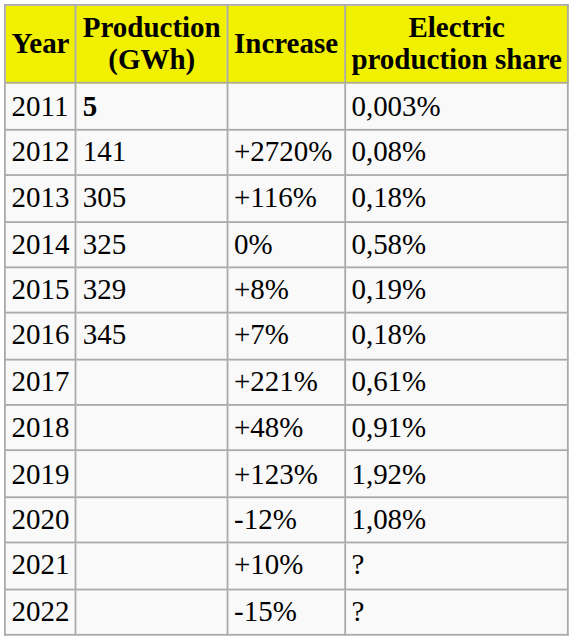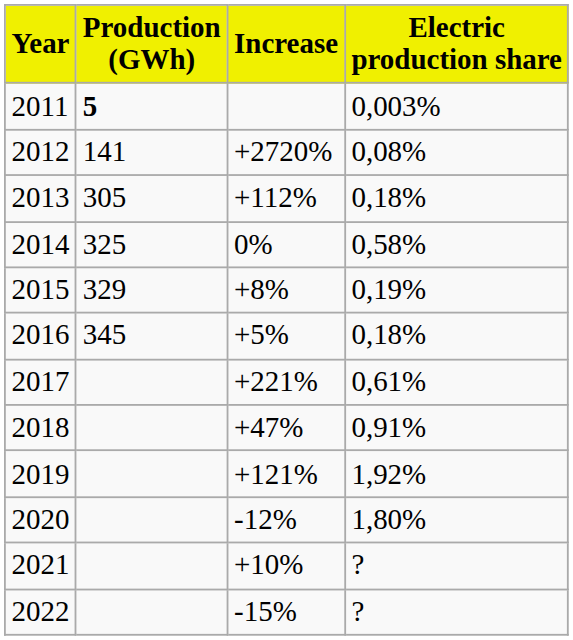(275, 197) +116% -> (275, 197) +112%
(262, 335) +7% -> (262, 335) +5%
(269, 427) +48% -> (269, 427) +47%
(276, 473) +123% -> (276, 473) +121%
(389, 519) 1,08% -> (389, 519) 1,80%
